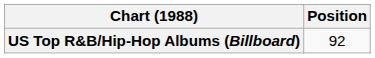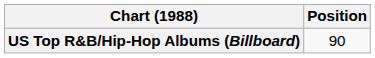(337, 40) 92 -> (337, 40) 90
